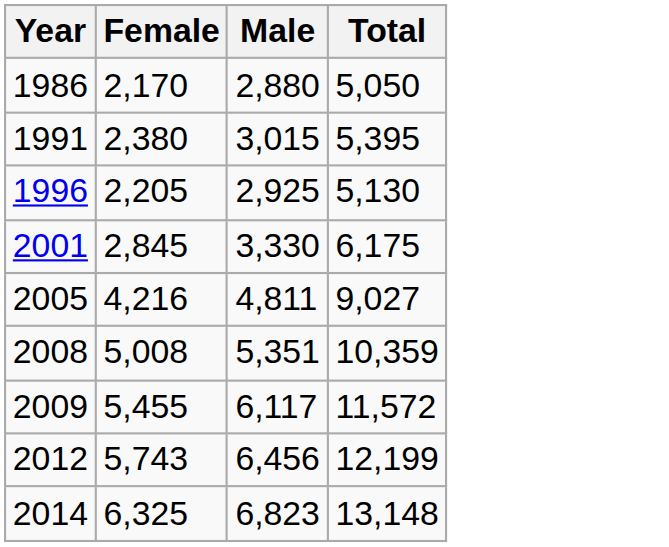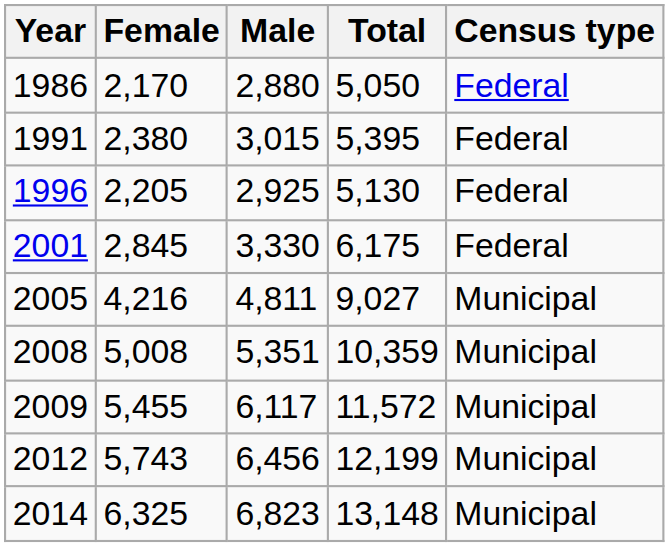+ column: (555, 31)
